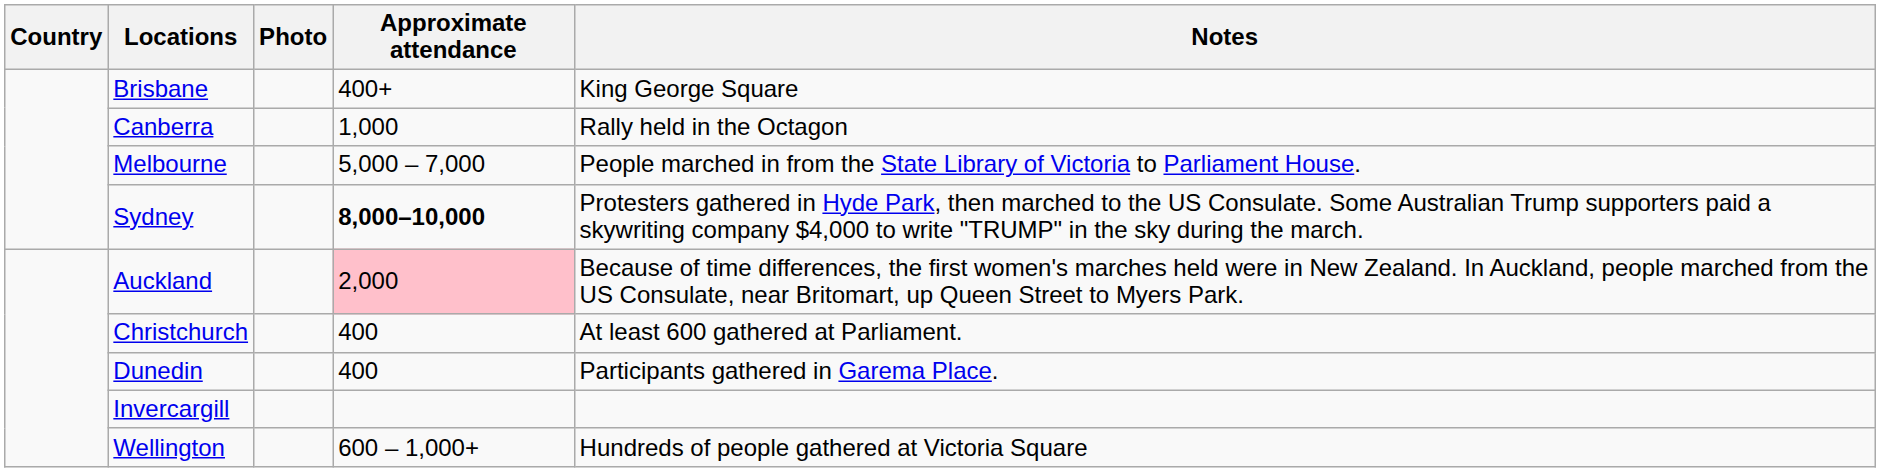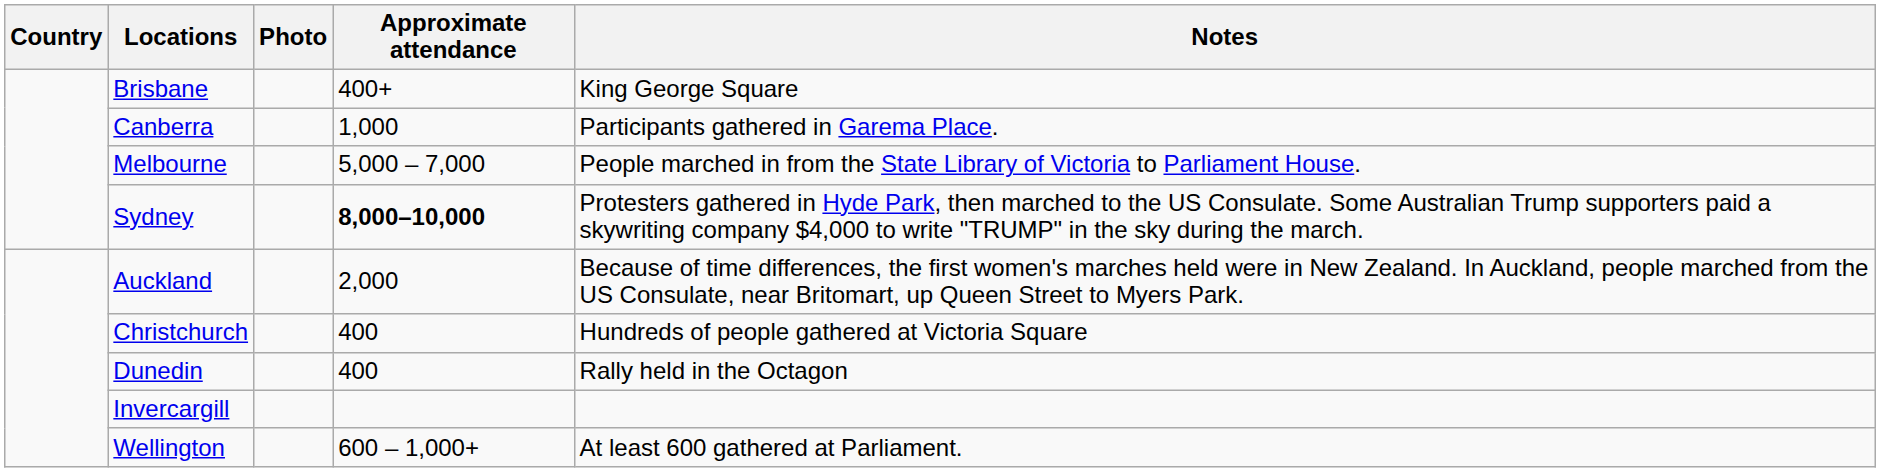(714, 126) Rally held in the Octagon -> (789, 126) Participants gathered in Garema Place.
(368, 281) pink background -> (368, 281) no background
(771, 332) At least 600 gathered at Parliament. -> (834, 332) Hundreds of people gathered at Victoria Square
(789, 370) Participants gathered in Garema Place. -> (714, 370) Rally held in the Octagon
(834, 447) Hundreds of people gathered at Victoria Square -> (771, 447) At least 600 gathered at Parliament.
